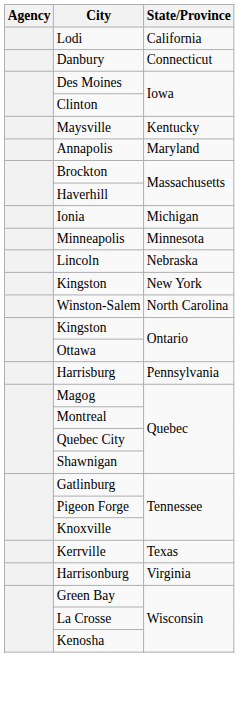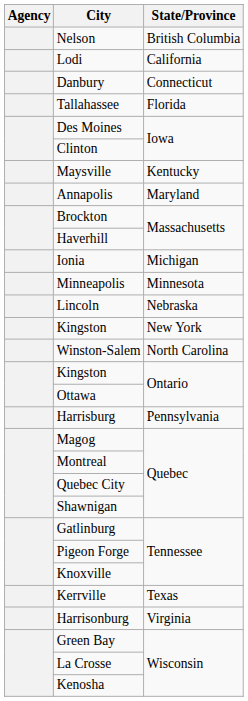+ row: (76, 38)
+ row: (88, 105)
